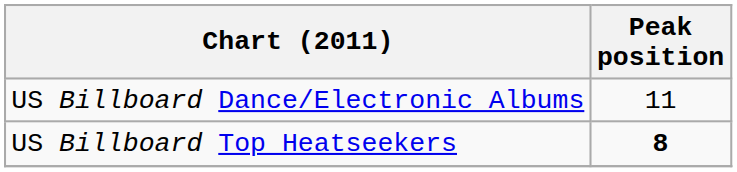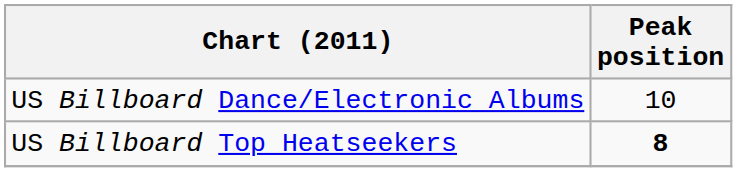(661, 100) 11 -> (661, 100) 10
